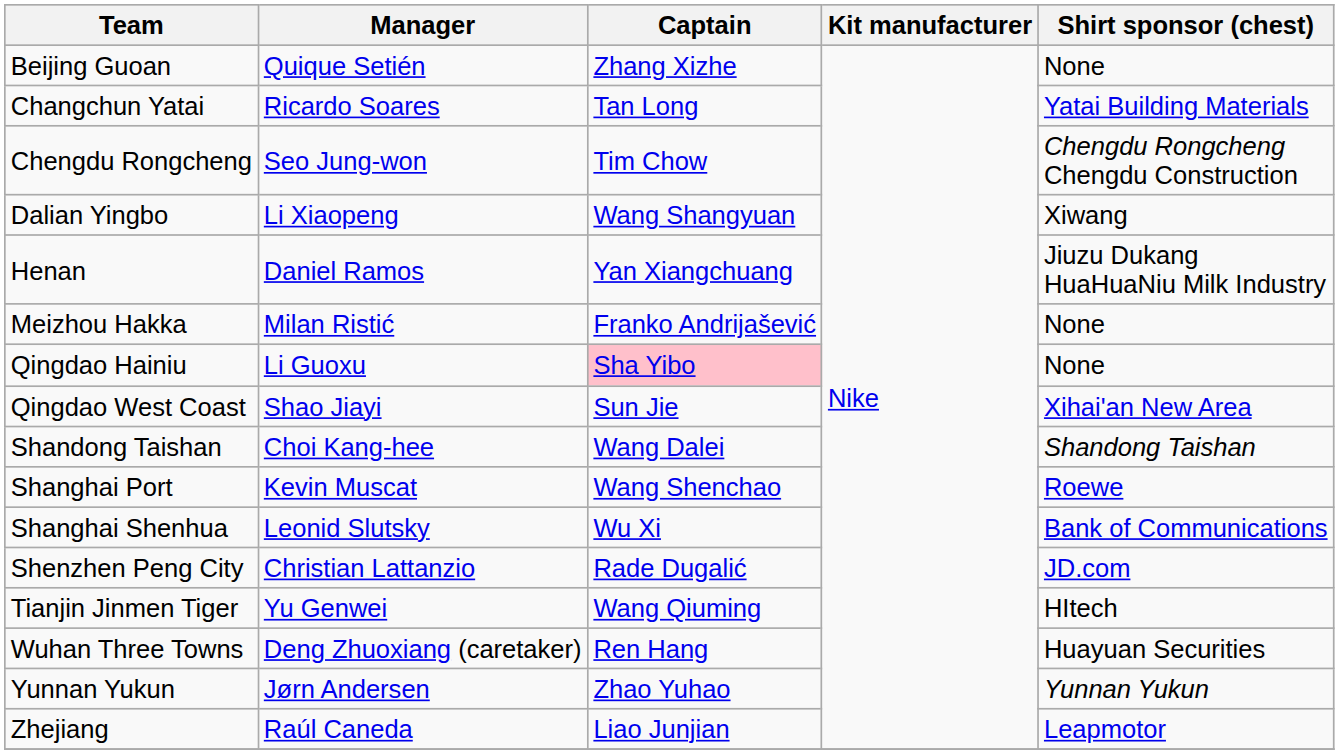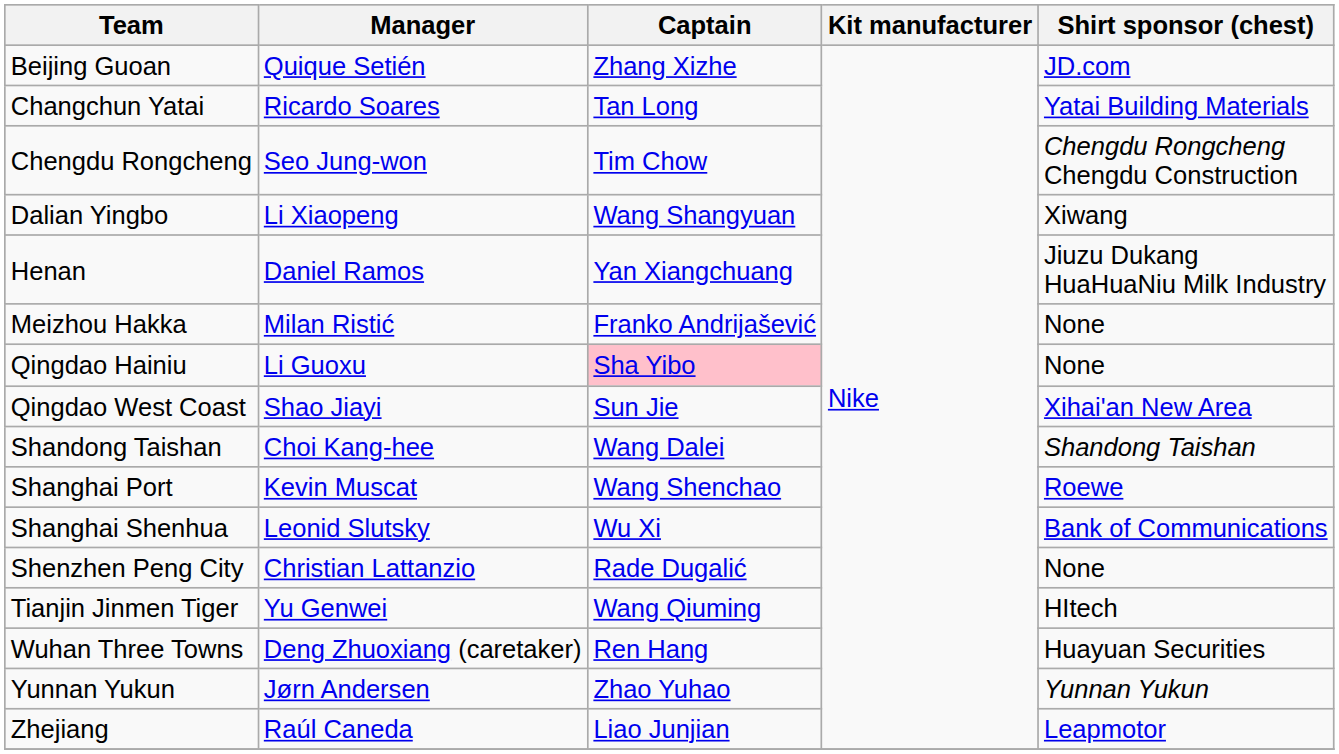(1074, 66) None -> (1087, 66) JD.com
(1087, 567) JD.com -> (1074, 567) None
